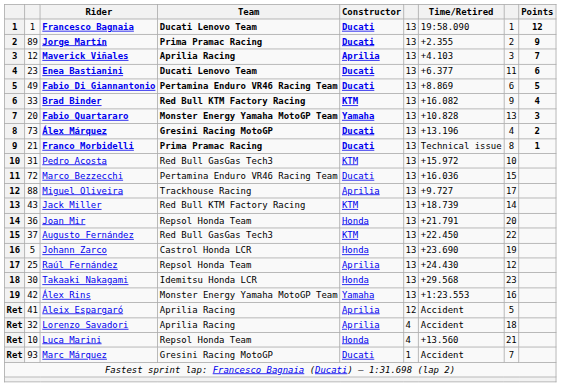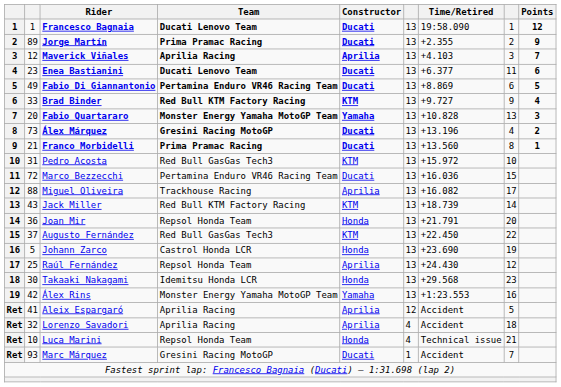(440, 101) +16.082 -> (437, 101) +9.727
(461, 146) Technical issue -> (440, 146) +13.560
(437, 191) +9.727 -> (440, 191) +16.082
(440, 340) +13.560 -> (461, 340) Technical issue
